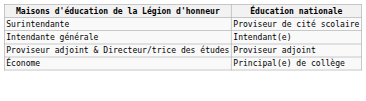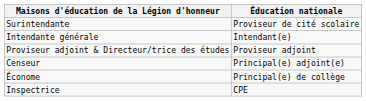+ row: (23, 63)
+ row: (33, 90)
